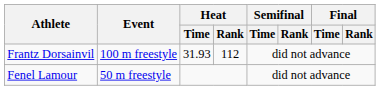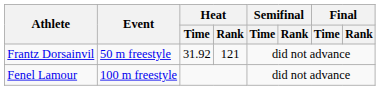(139, 54) 100 m freestyle -> (136, 54) 50 m freestyle
(197, 54) 31.93 -> (197, 54) 31.92
(230, 54) 112 -> (230, 54) 121
(136, 75) 50 m freestyle -> (139, 75) 100 m freestyle
